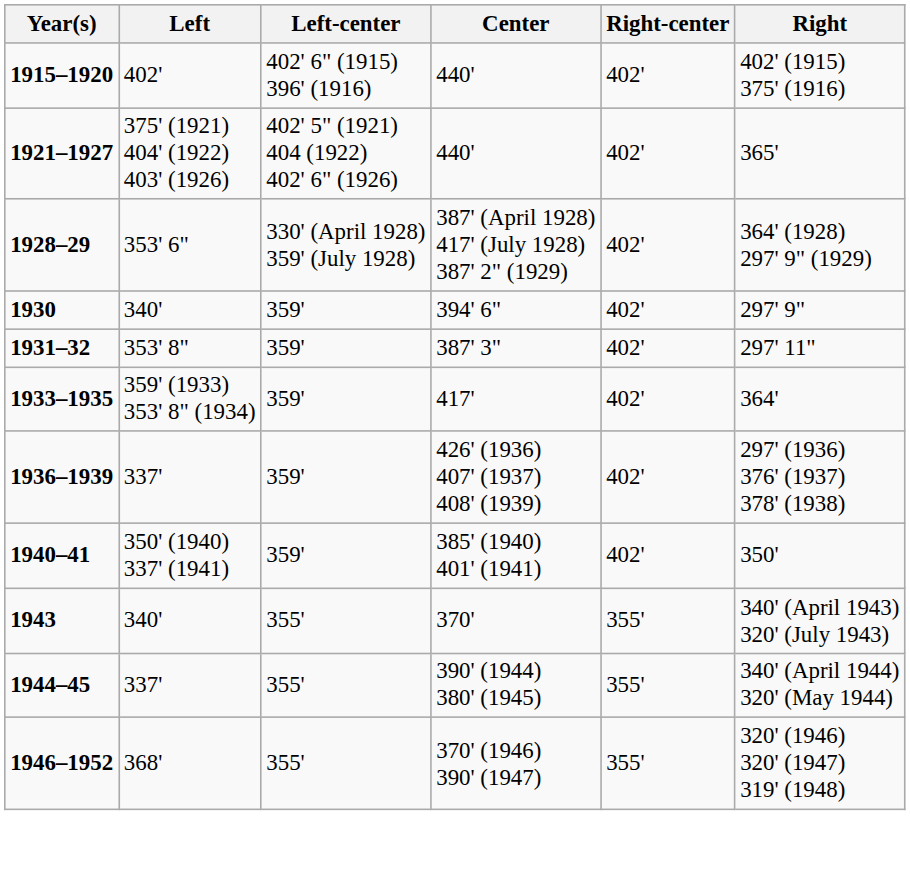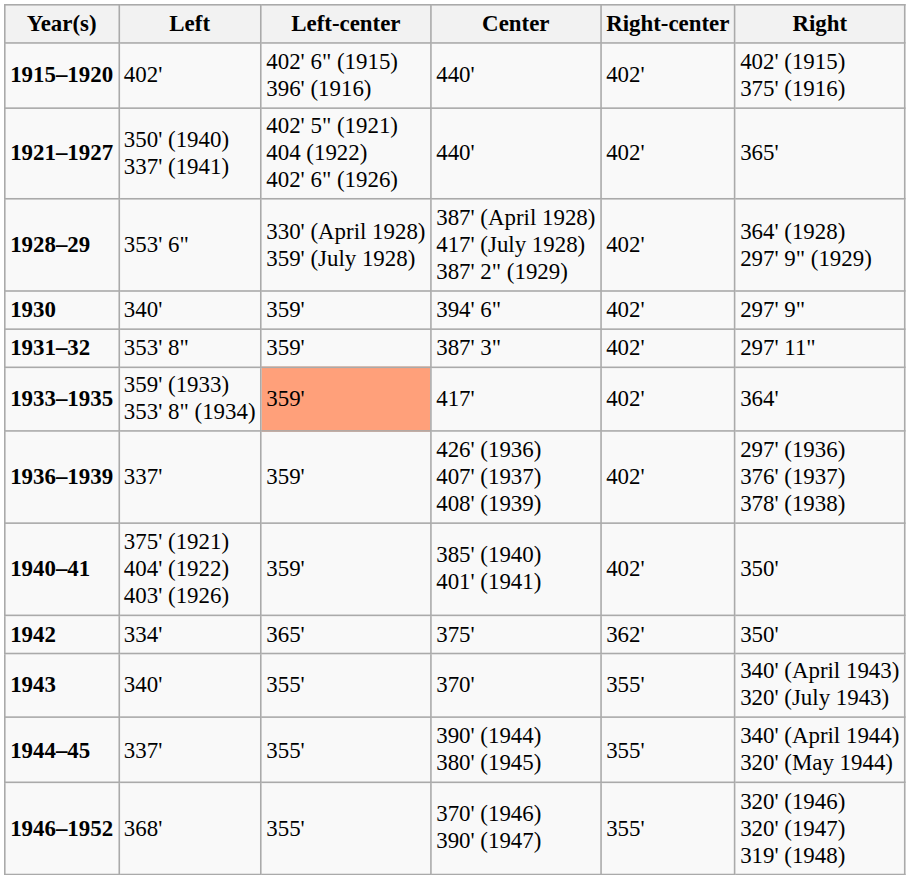(176, 153) 375' (1921) 404' (1922) 403' (1926) -> (176, 153) 350' (1940) 337' (1941)
(286, 399) no background -> (286, 399) lightsalmon background
(176, 555) 350' (1940) 337' (1941) -> (176, 569) 375' (1921) 404' (1922) 403' (1926)
+ row: (33, 633)
